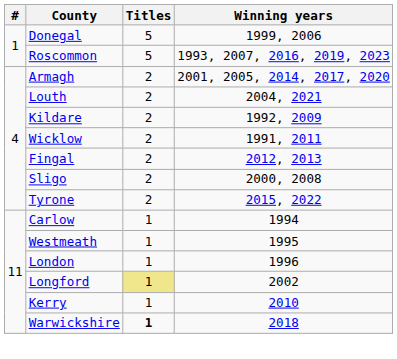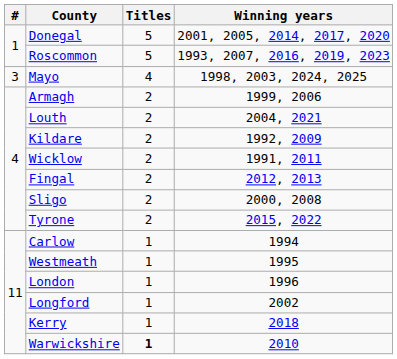(284, 35) 1999, 2006 -> (284, 35) 2001, 2005, 2014, 2017, 2020
+ row: (44, 76)
(284, 76) 2001, 2005, 2014, 2017, 2020 -> (284, 97) 1999, 2006
(149, 282) khaki background -> (149, 302) no background
(284, 302) 2010 -> (284, 323) 2018
(284, 323) 2018 -> (284, 344) 2010
